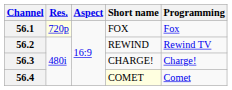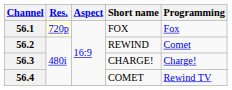(187, 45) Rewind TV -> (177, 45) Comet
(126, 77) lightyellow background -> (126, 77) no background
(177, 77) Comet -> (187, 77) Rewind TV
